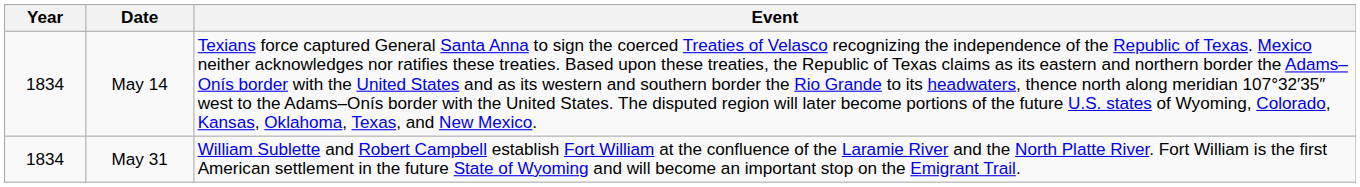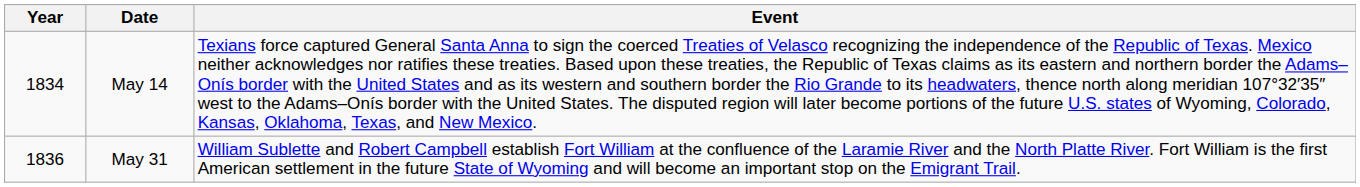(45, 159) 1834 -> (45, 159) 1836
